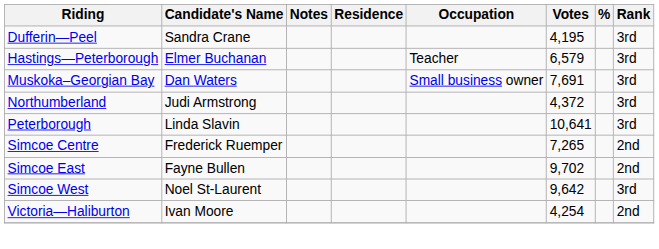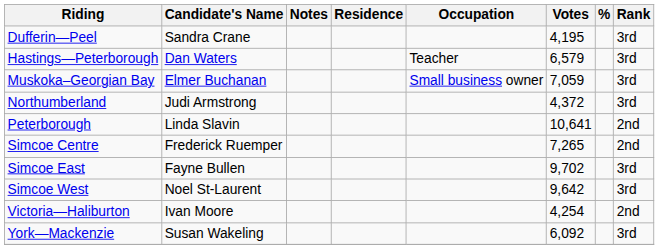(215, 59) Elmer Buchanan -> (201, 59) Dan Waters
(201, 80) Dan Waters -> (215, 80) Elmer Buchanan
(567, 80) 7,691 -> (567, 80) 7,059
(627, 124) 3rd -> (628, 124) 2nd
(628, 168) 2nd -> (627, 168) 3rd
+ row: (61, 233)
